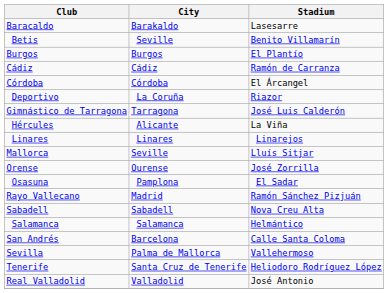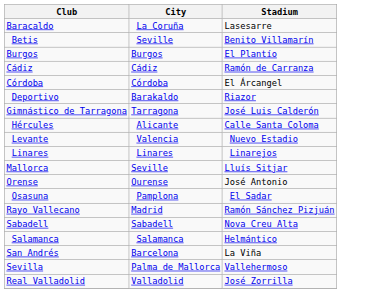(155, 26) Barakaldo -> (157, 26) La Coruña
(157, 97) La Coruña -> (155, 97) Barakaldo
(269, 125) La Viña -> (272, 125) Calle Santa Coloma
+ row: (27, 139)
(285, 168) José Zorrilla -> (256, 182) José Antonio
(298, 239) Calle Santa Coloma -> (243, 253) La Viña
- row: (27, 267)
(282, 281) José Antonio -> (259, 281) José Zorrilla
